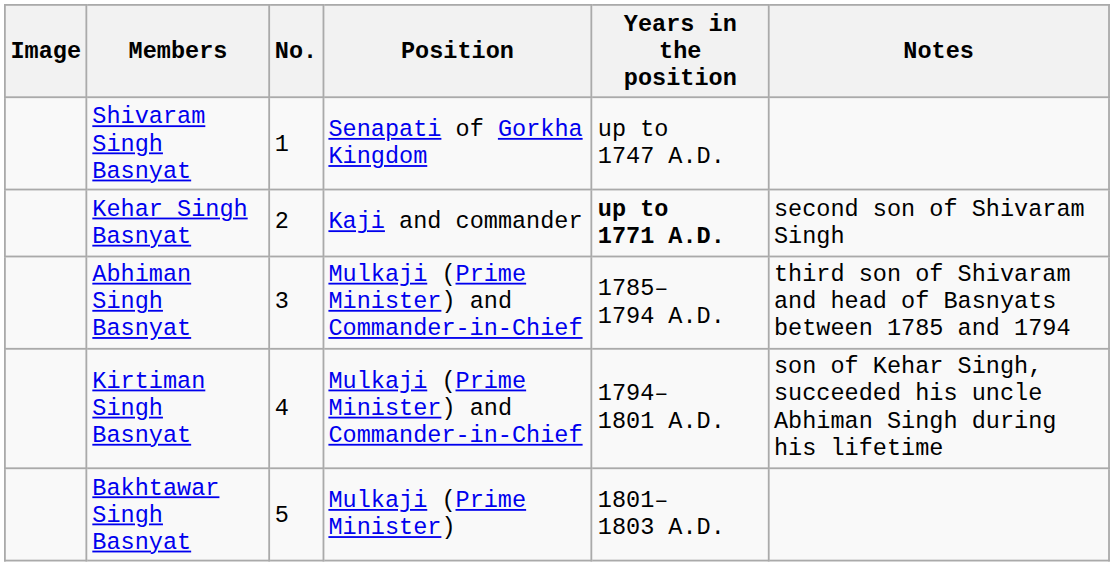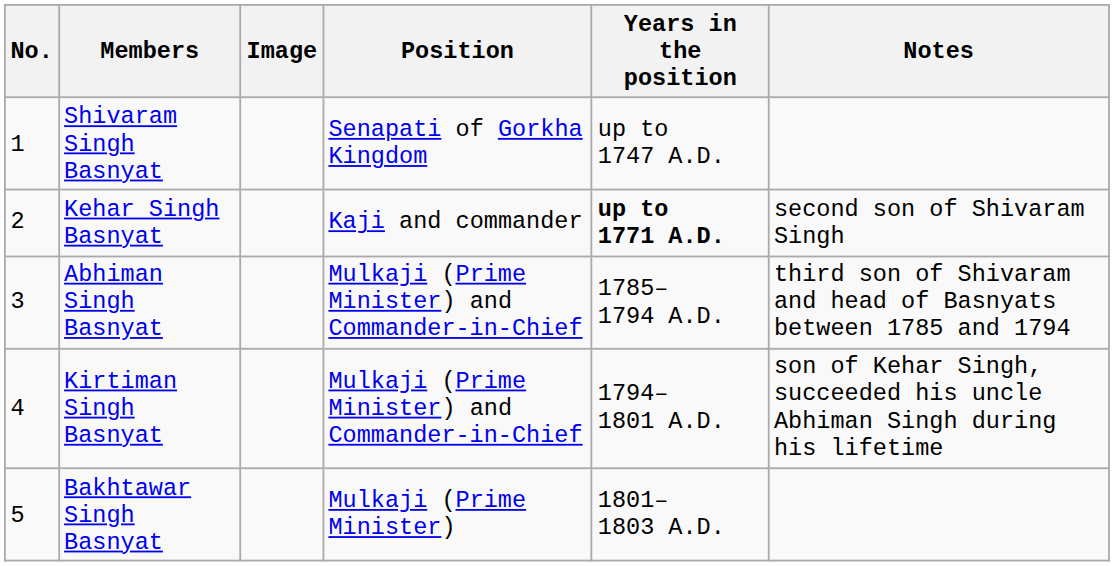columns swapped: (296, 51) <-> (46, 51)
